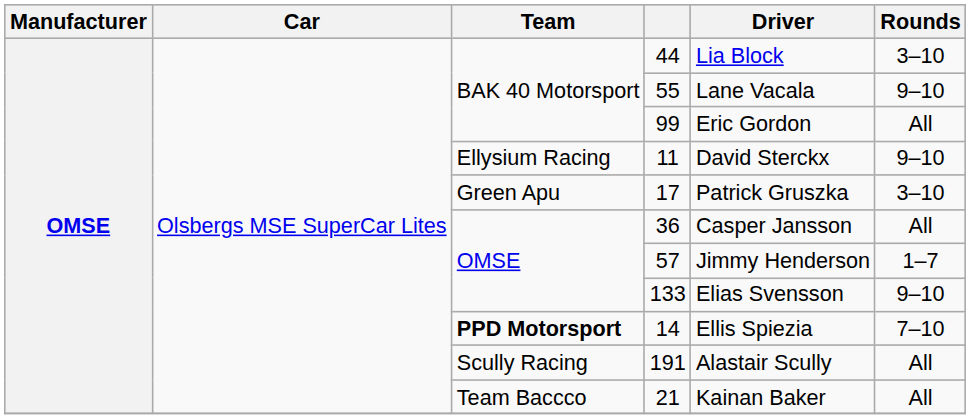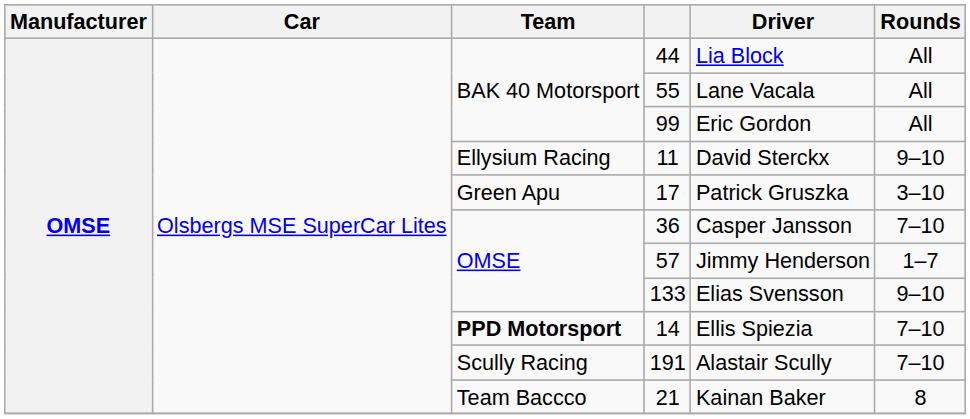(921, 56) 3–10 -> (921, 56) All
(921, 90) 9–10 -> (921, 90) All
(921, 226) All -> (921, 226) 7–10
(921, 362) All -> (921, 362) 7–10
(921, 396) All -> (921, 396) 8
